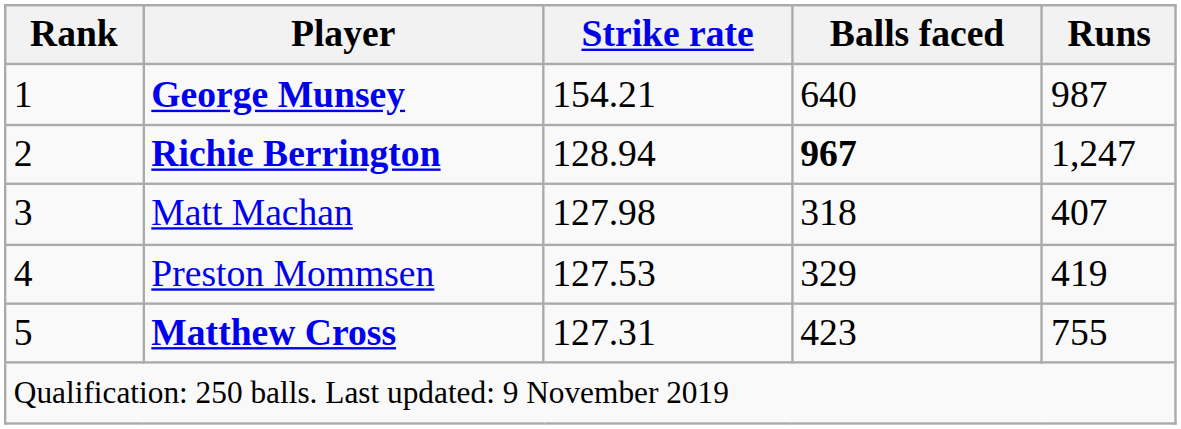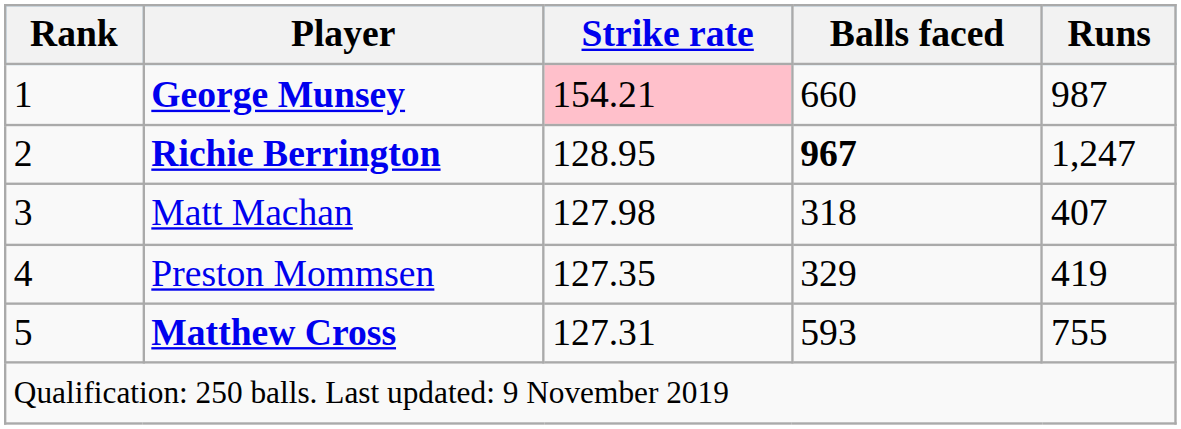(604, 93) no background -> (604, 93) pink background
(829, 93) 640 -> (829, 93) 660
(604, 153) 128.94 -> (604, 153) 128.95
(604, 272) 127.53 -> (604, 272) 127.35
(829, 332) 423 -> (829, 332) 593
